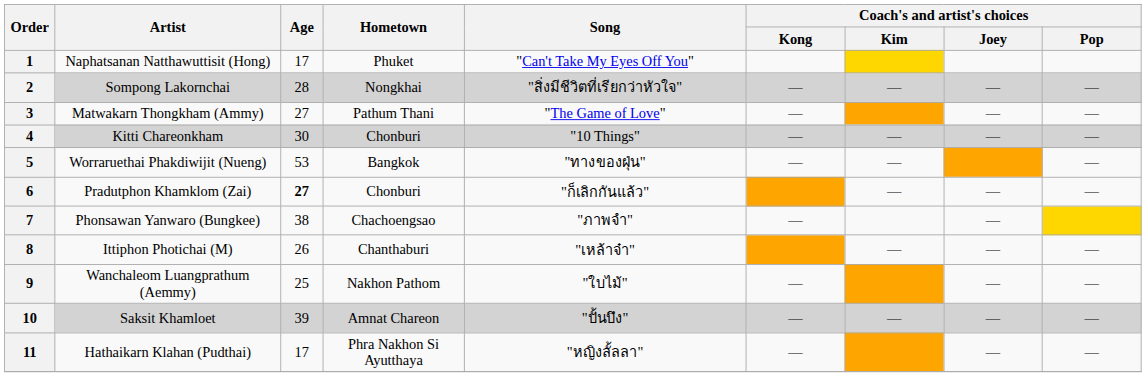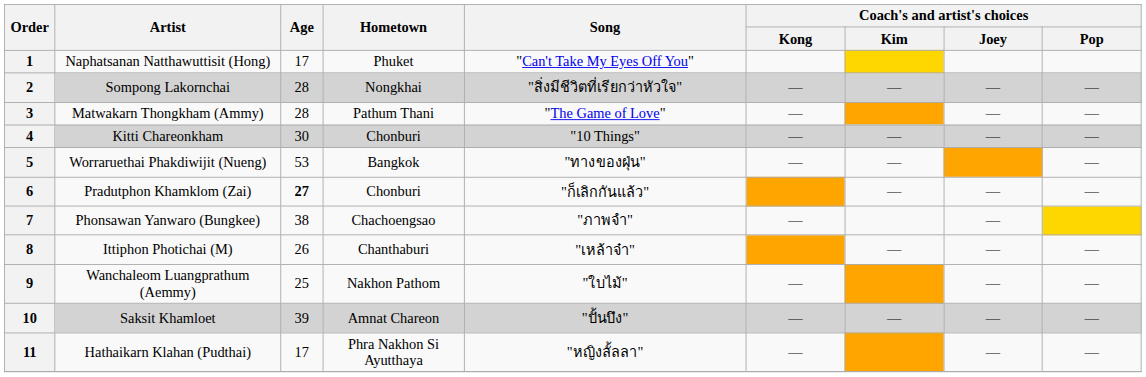(302, 113) 27 -> (302, 113) 28
